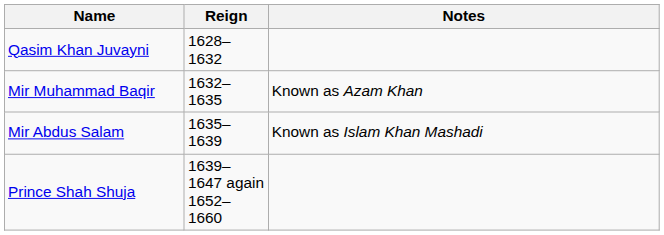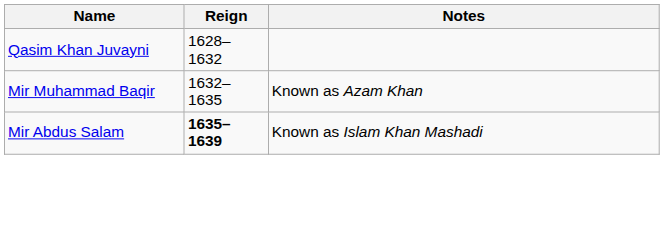(209, 132) normal -> (209, 132) bold
- row: (72, 191)
